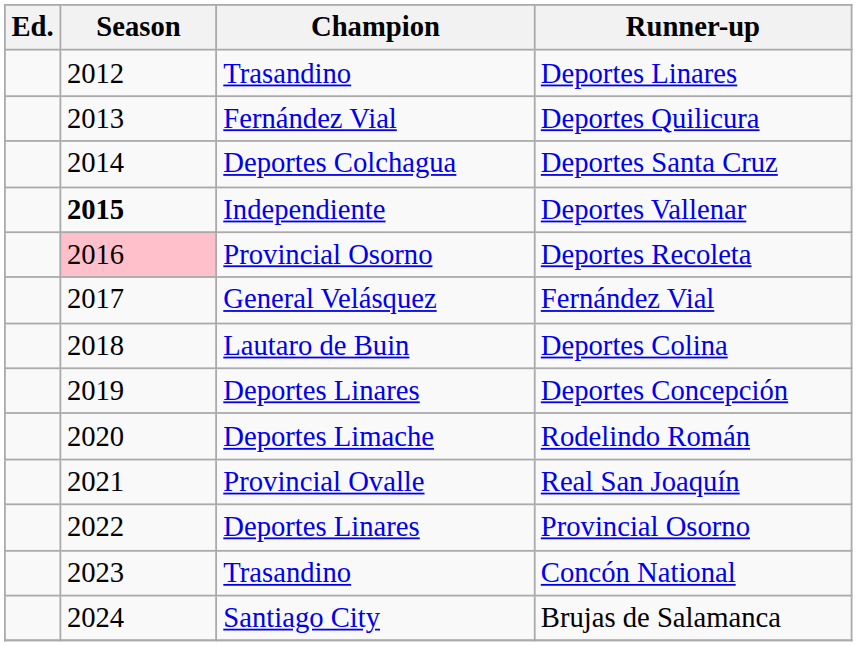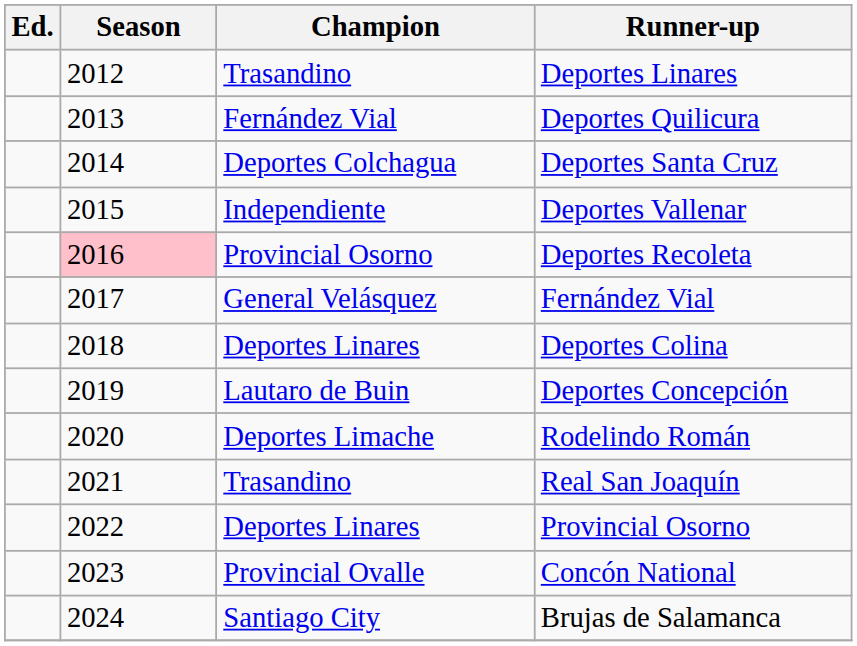(96, 208) bold -> (96, 208) normal
(316, 345) Lautaro de Buin -> (322, 345) Deportes Linares
(322, 390) Deportes Linares -> (316, 390) Lautaro de Buin
(324, 481) Provincial Ovalle -> (287, 481) Trasandino
(287, 572) Trasandino -> (324, 572) Provincial Ovalle
